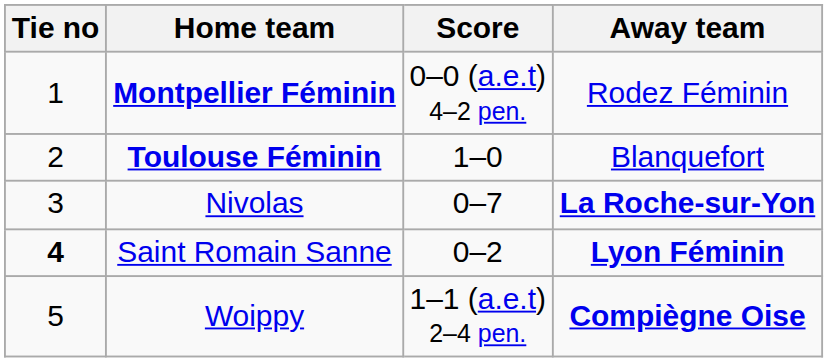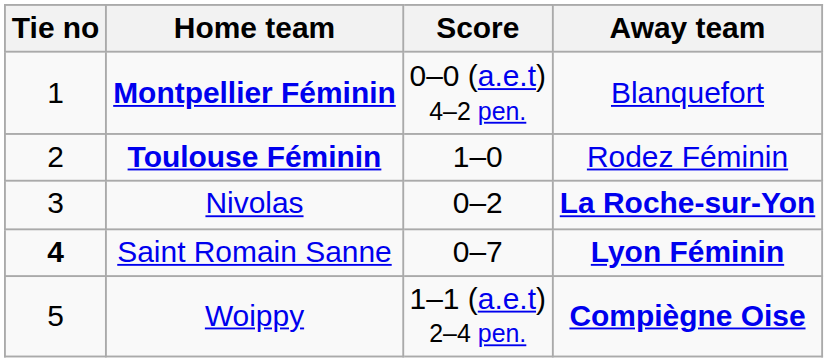(687, 92) Rodez Féminin -> (687, 92) Blanquefort
(687, 156) Blanquefort -> (687, 156) Rodez Féminin
(478, 204) 0–7 -> (478, 204) 0–2
(478, 251) 0–2 -> (478, 251) 0–7
